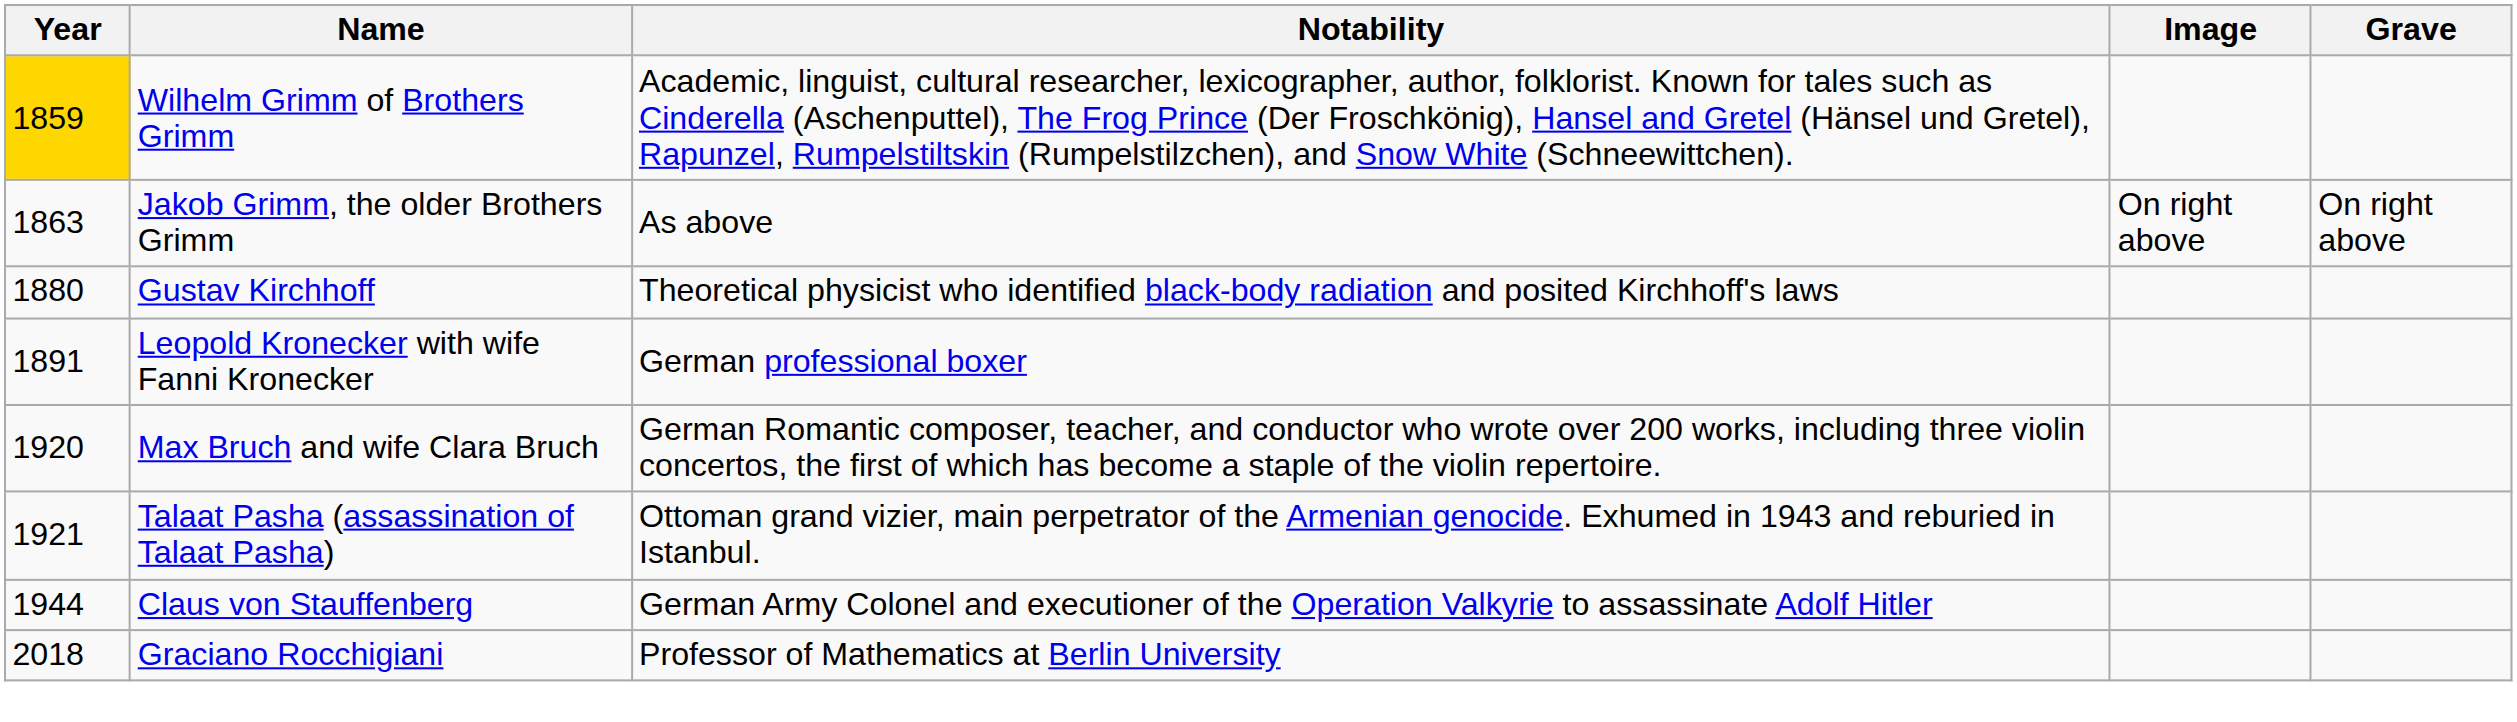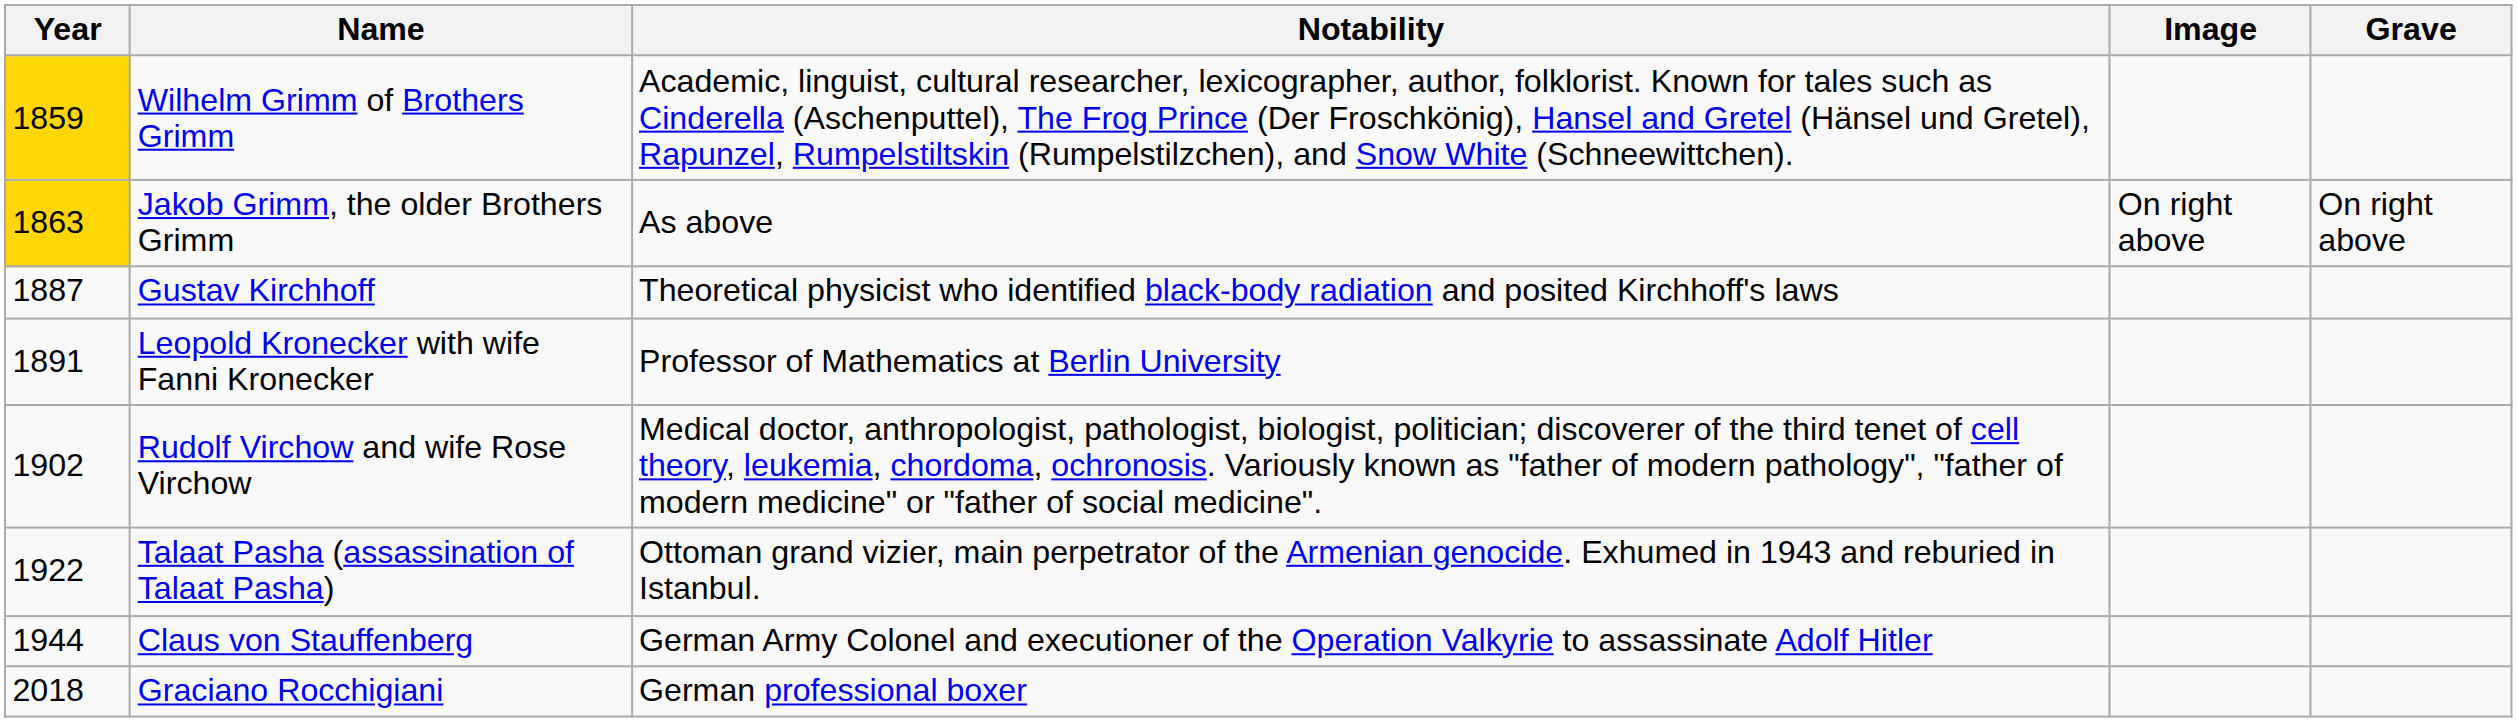(48, 222) no background -> (48, 222) gold background
(48, 291) 1880 -> (48, 291) 1887
(833, 360) German professional boxer -> (960, 360) Professor of Mathematics at Berlin University
+ row: (352, 465)
- row: (368, 447)
(48, 535) 1921 -> (48, 571) 1922
(960, 655) Professor of Mathematics at Berlin University -> (833, 691) German professional boxer
